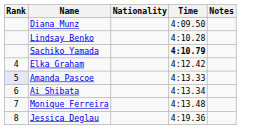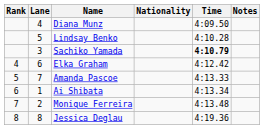+ column: (40, 11)
(16, 78) lavender background -> (16, 78) no background
